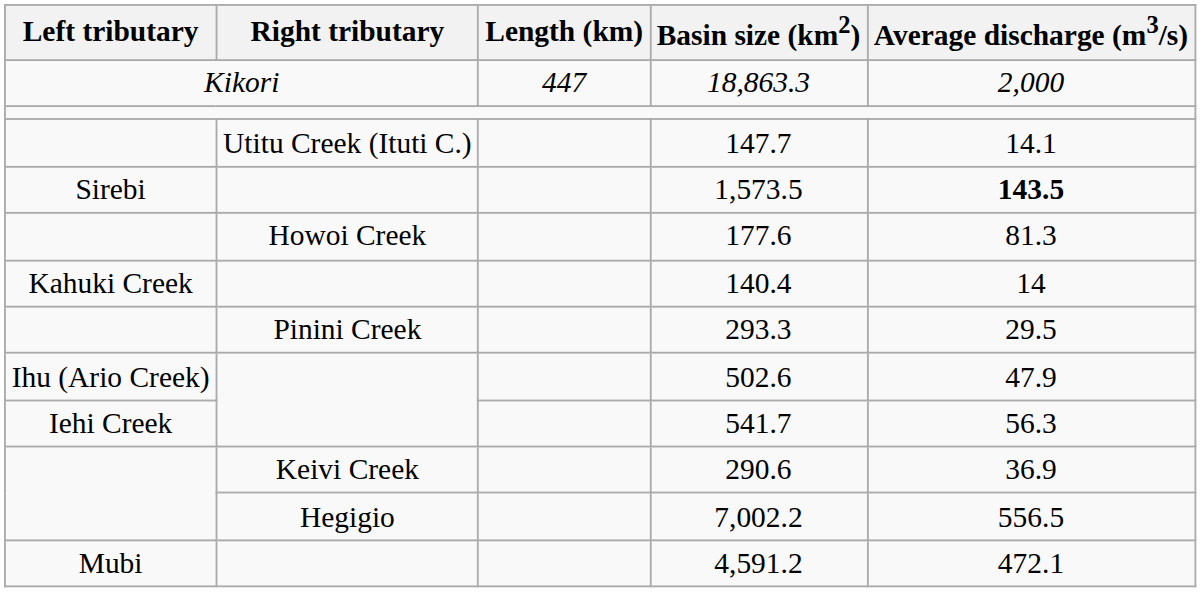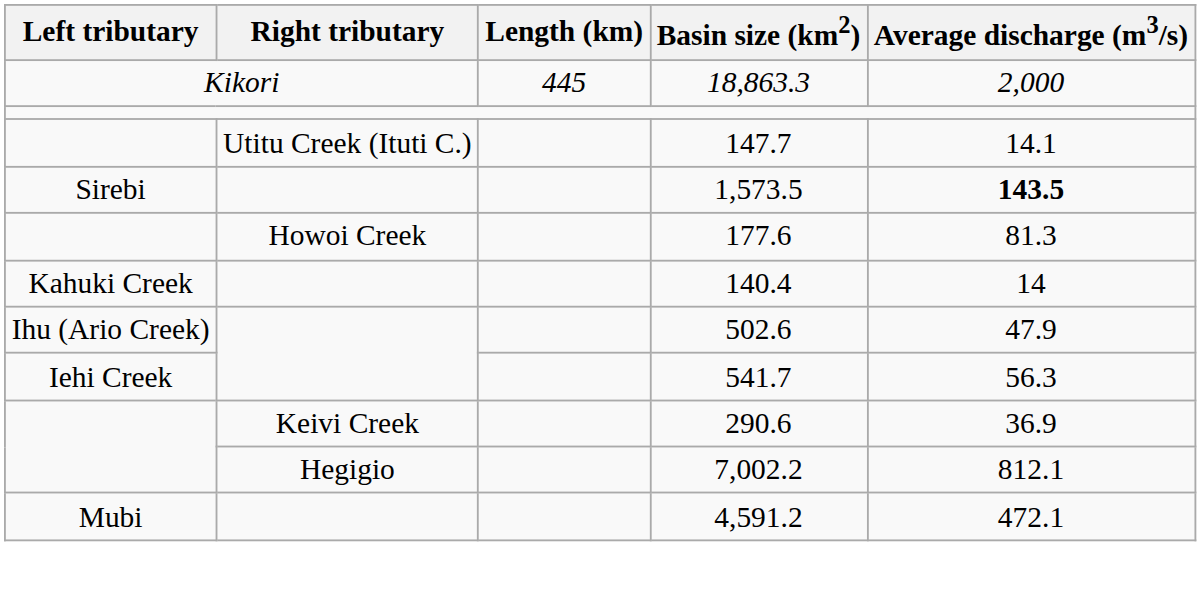(564, 82) 447 -> (564, 82) 445
- row: (758, 329)
(1031, 516) 556.5 -> (1031, 469) 812.1
